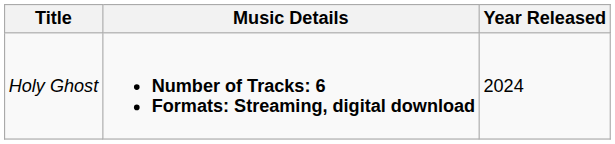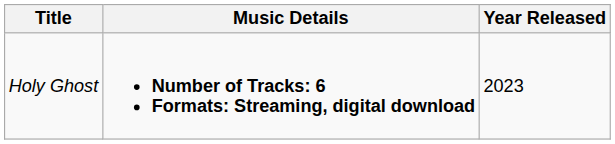(504, 85) 2024 -> (504, 85) 2023
